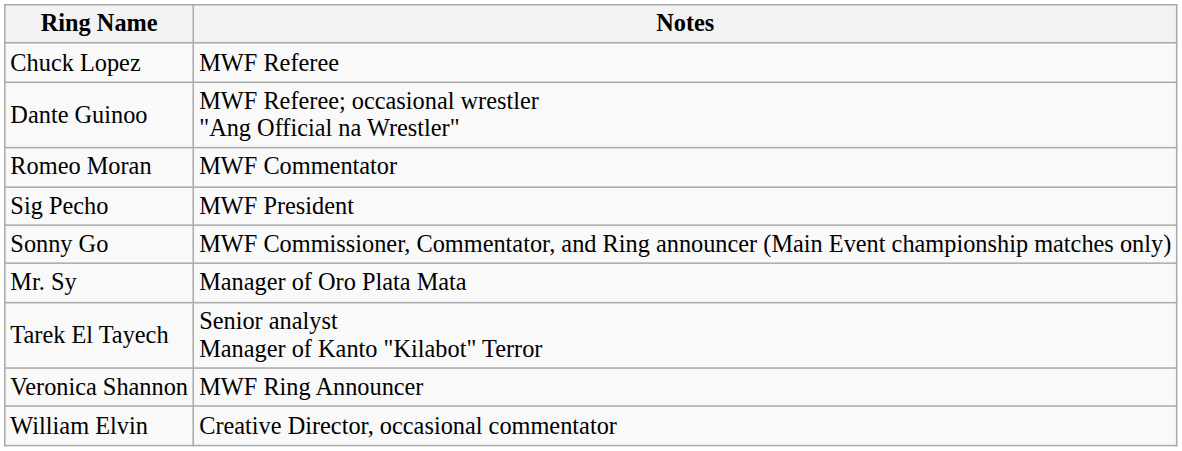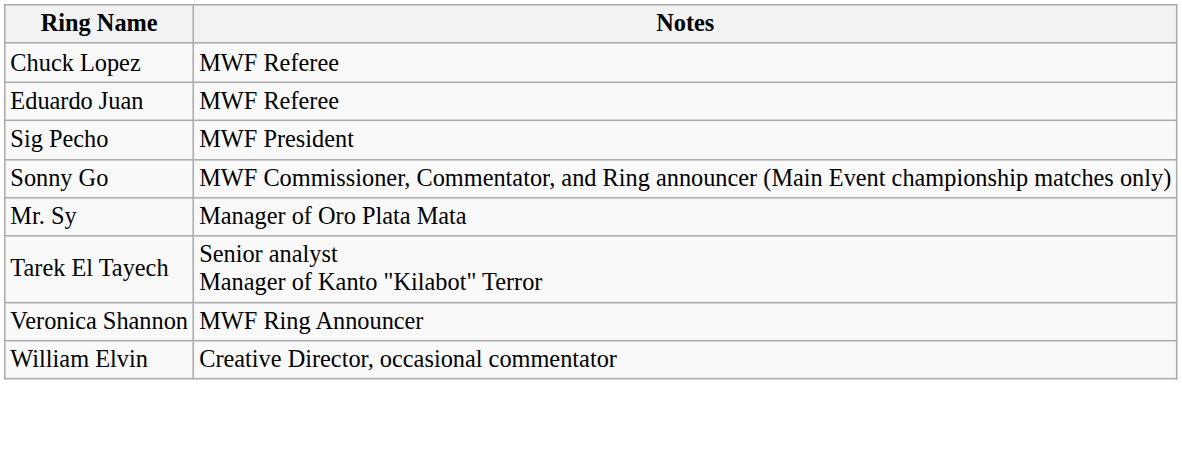- row: (79, 114)
+ row: (77, 100)
- row: (81, 166)
